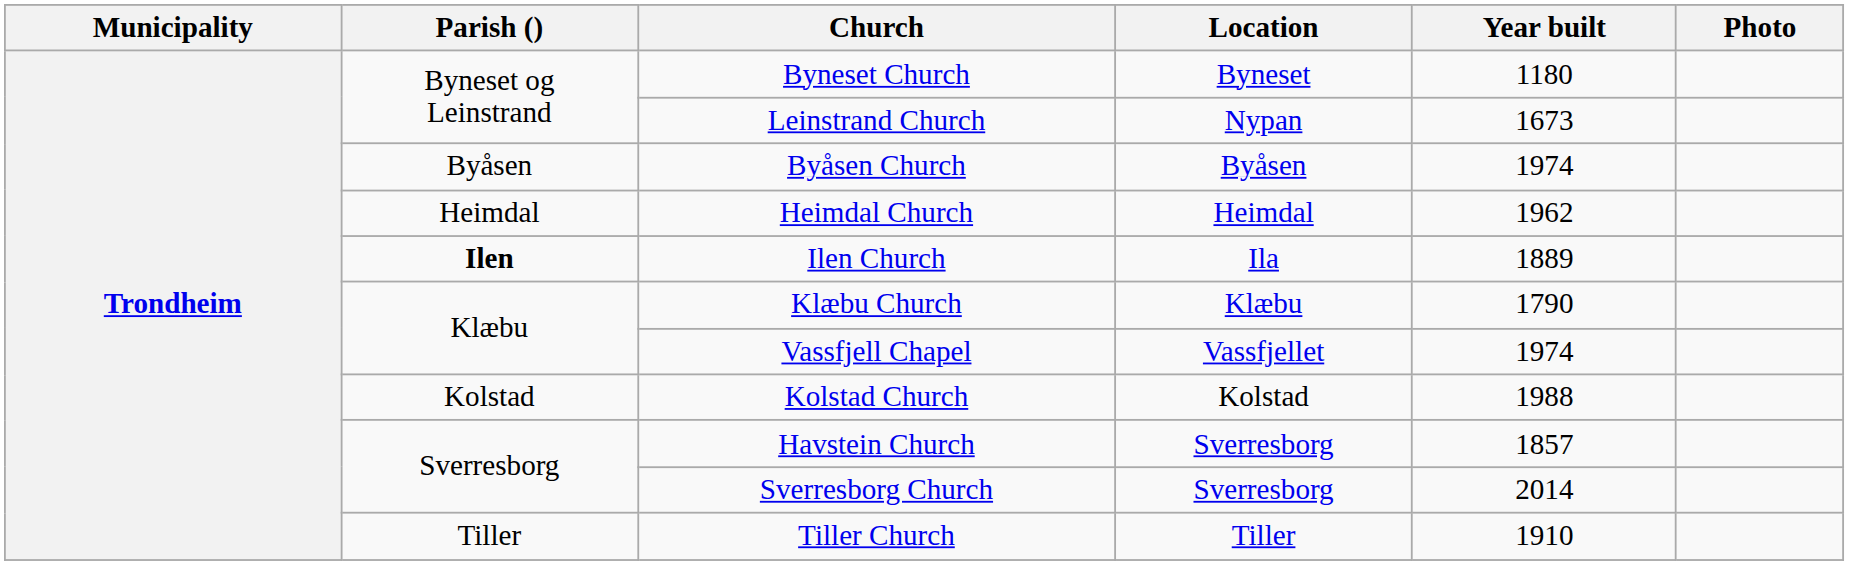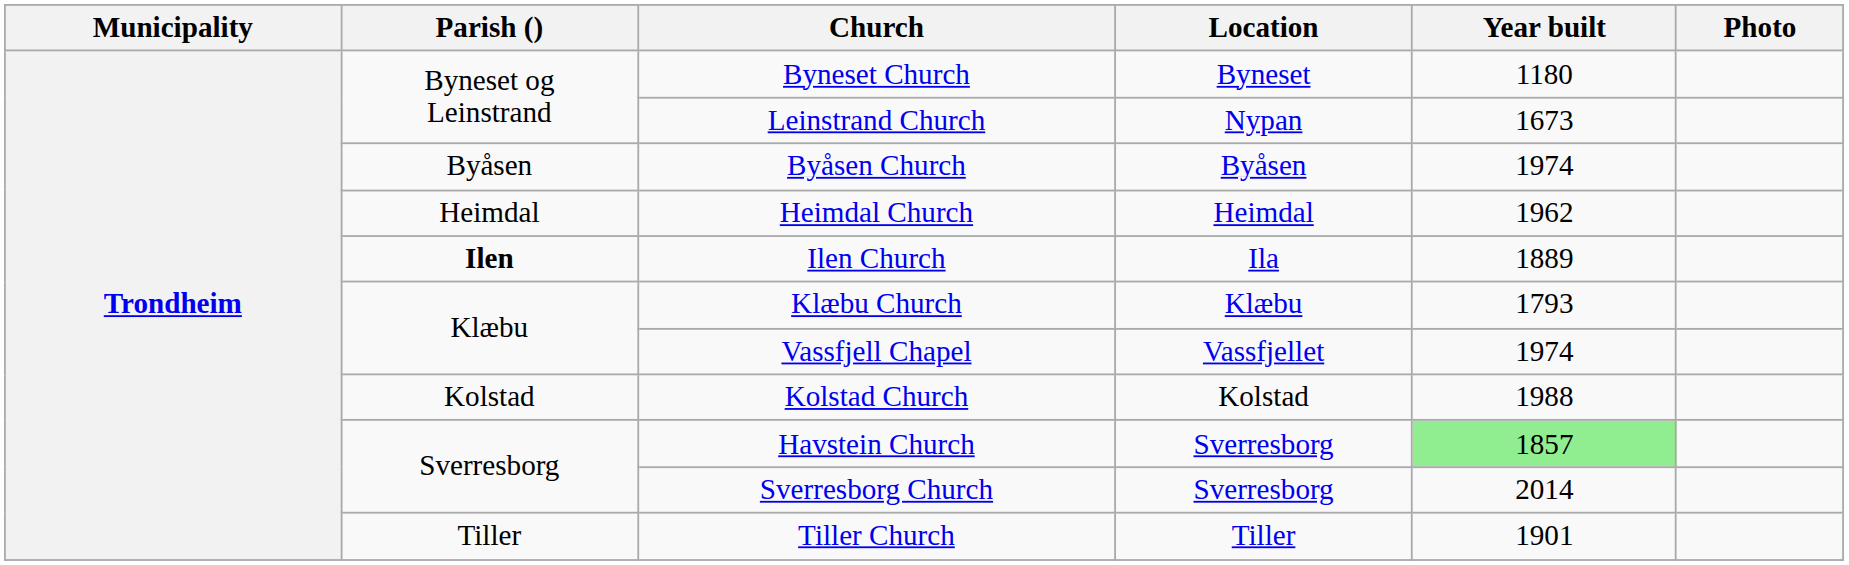(1544, 304) 1790 -> (1544, 304) 1793
(1544, 443) no background -> (1544, 443) lightgreen background
(1544, 535) 1910 -> (1544, 535) 1901
